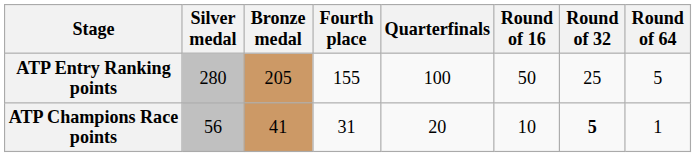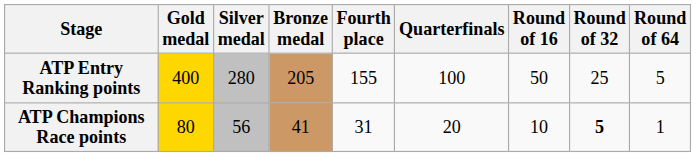+ column: (186, 29)
